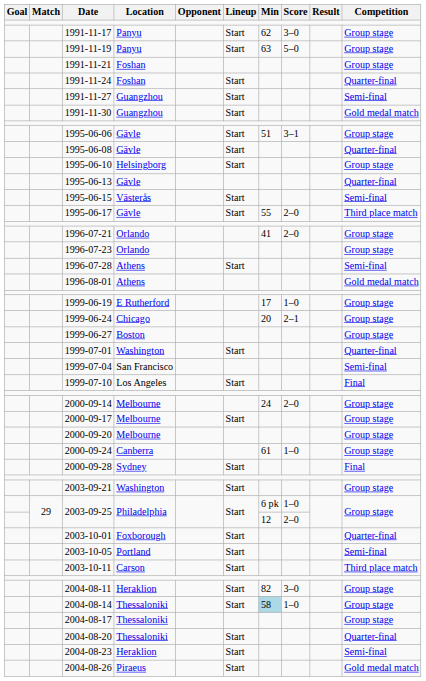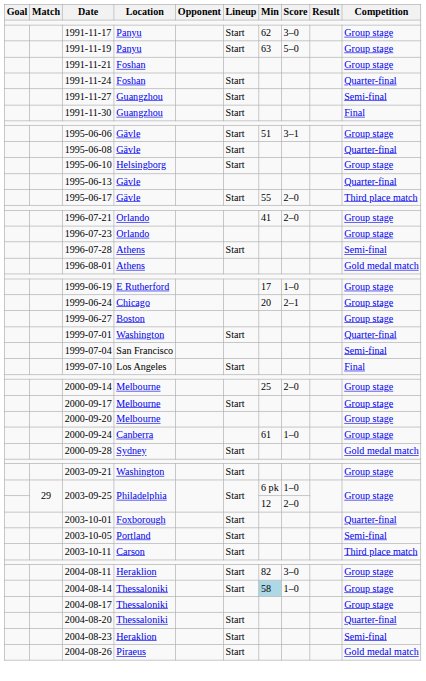(381, 113) Gold medal match -> (355, 113) Final
- row: (88, 197)
(266, 403) 24 -> (266, 387) 25
(355, 467) Final -> (381, 451) Gold medal match
